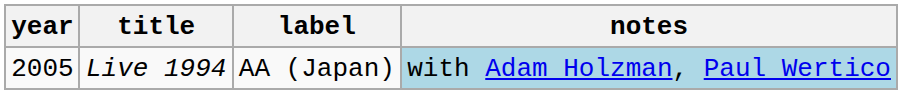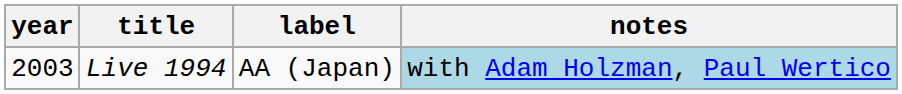(42, 69) 2005 -> (42, 69) 2003
